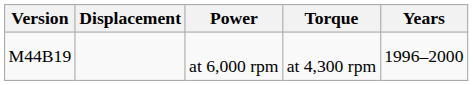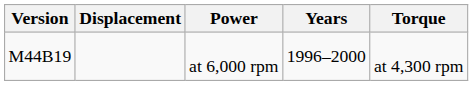columns swapped: (331, 18) <-> (424, 18)
